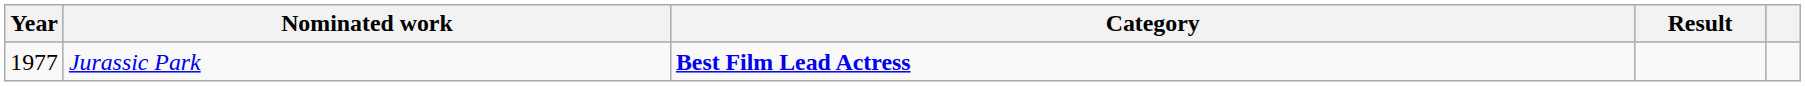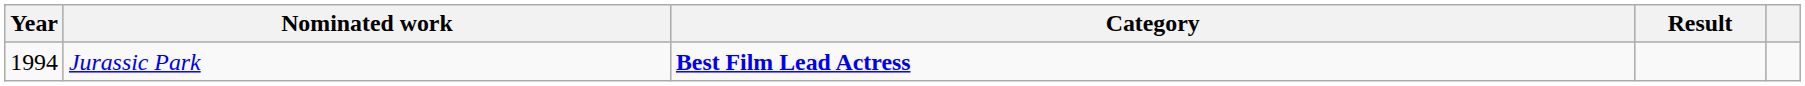(34, 61) 1977 -> (34, 61) 1994
